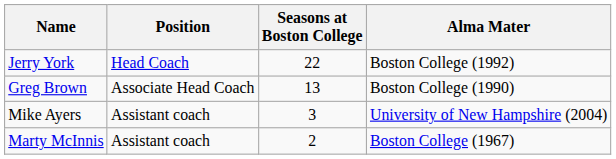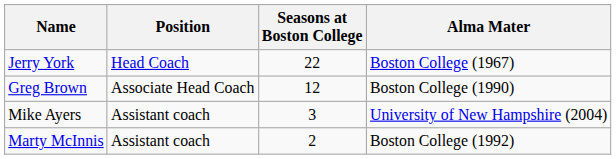(442, 62) Boston College (1992) -> (442, 62) Boston College (1967)
(312, 88) 13 -> (312, 88) 12
(442, 141) Boston College (1967) -> (442, 141) Boston College (1992)
